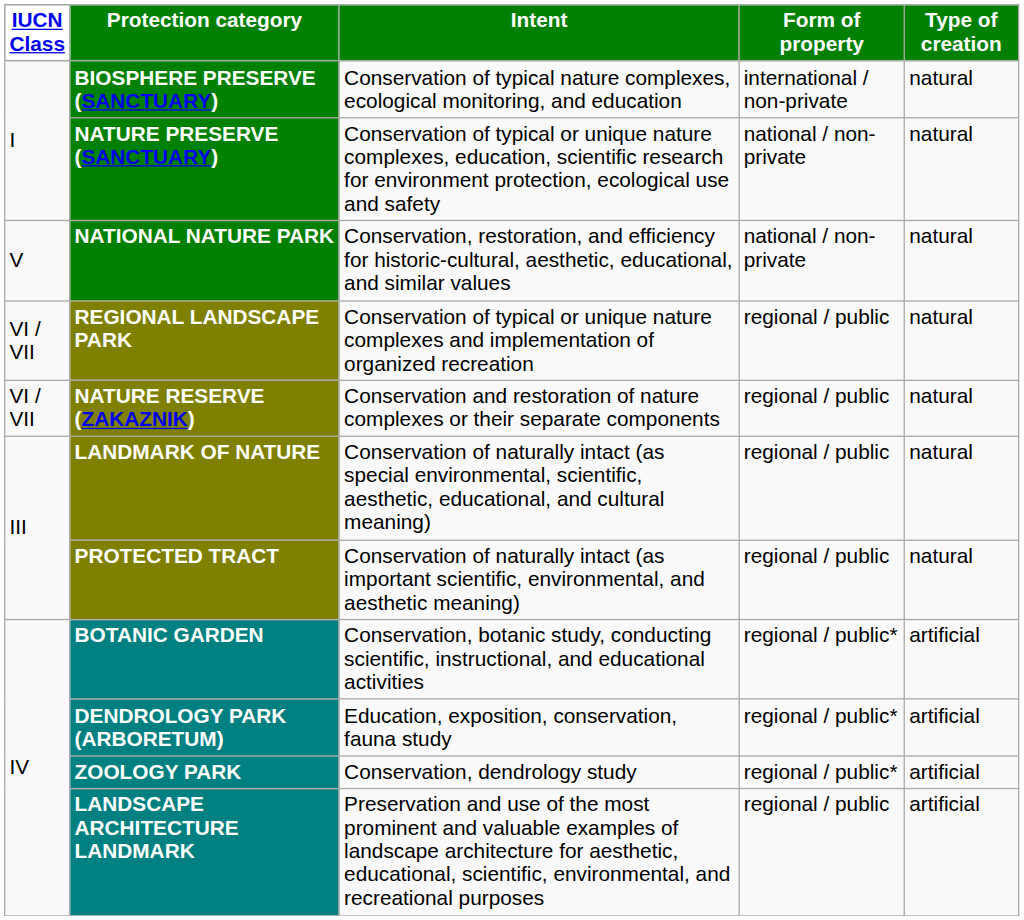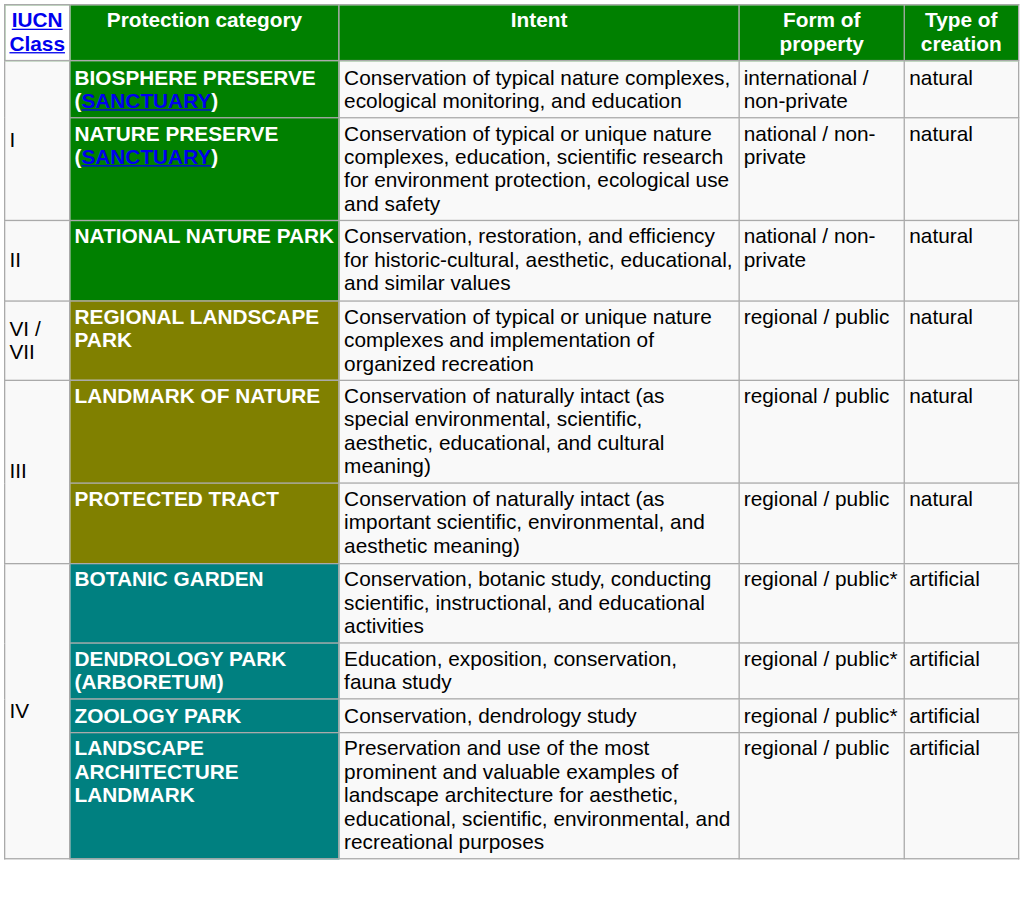(16, 260) V -> (15, 260) II
- row: (169, 408)
